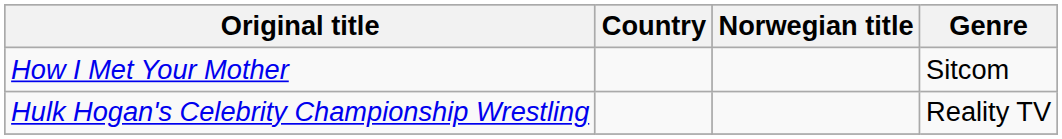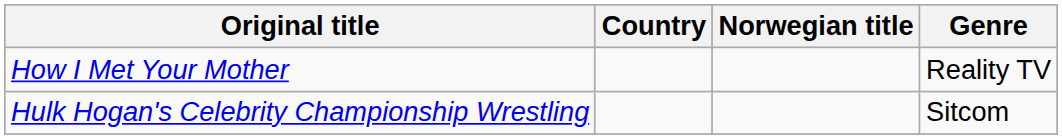(968, 69) Sitcom -> (989, 69) Reality TV
(989, 112) Reality TV -> (968, 112) Sitcom
